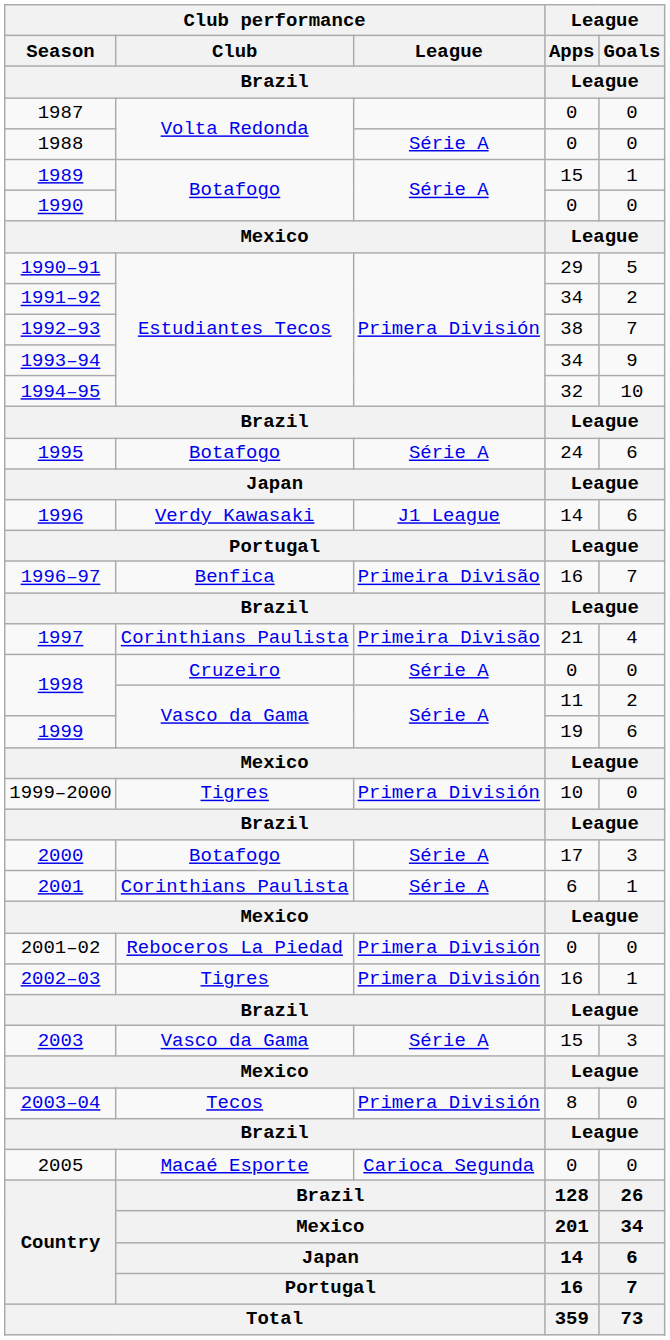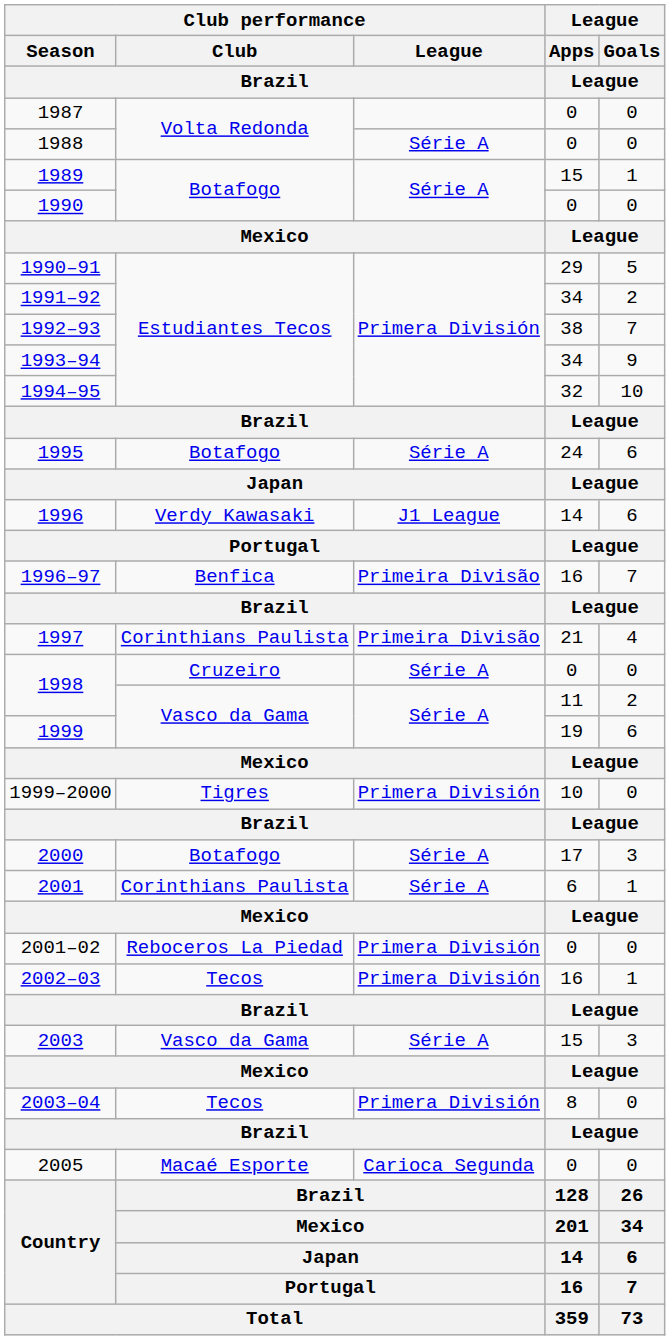(235, 979) Tigres -> (235, 979) Tecos
